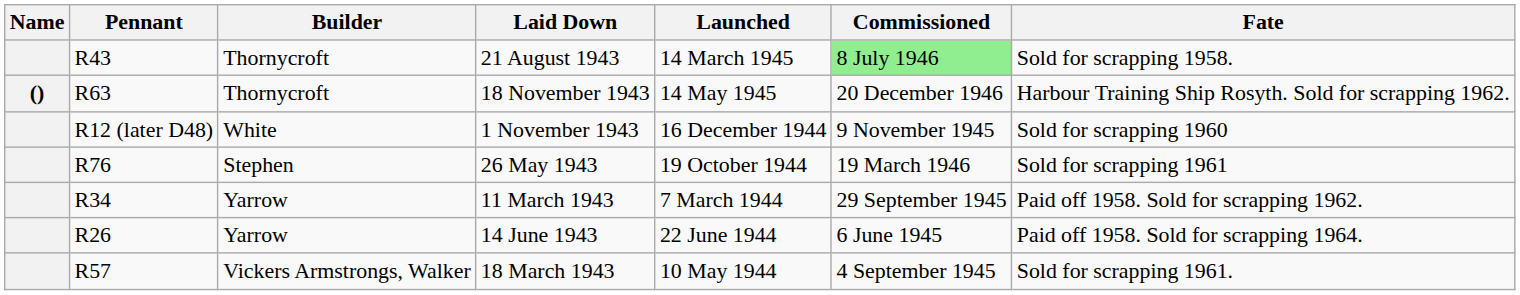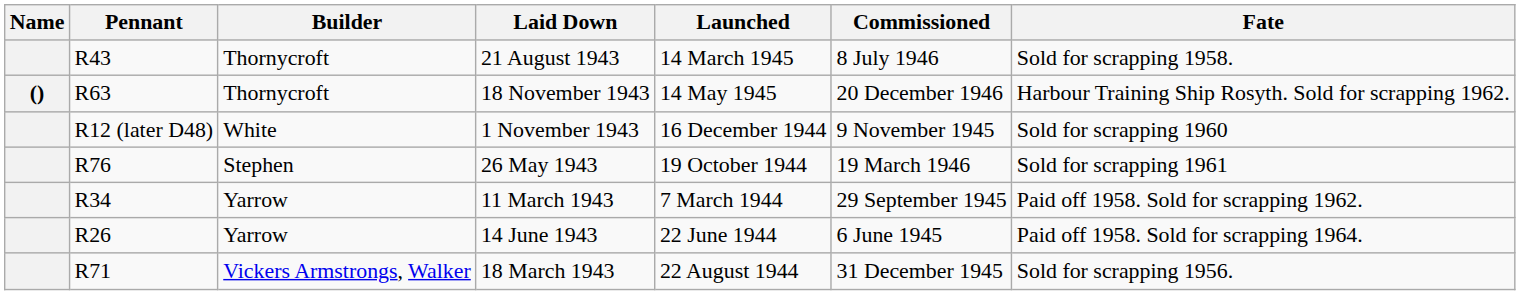(888, 57) lightgreen background -> (888, 57) no background
+ row: (93, 270)
- row: (93, 270)
